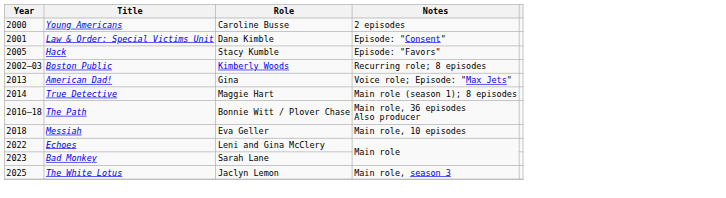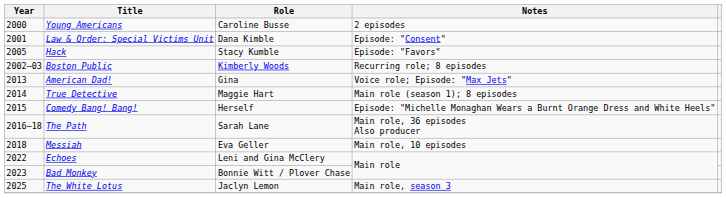+ row: (92, 108)
(284, 112) Bonnie Witt / Plover Chase -> (243, 126) Sarah Lane
(243, 159) Sarah Lane -> (284, 172) Bonnie Witt / Plover Chase
